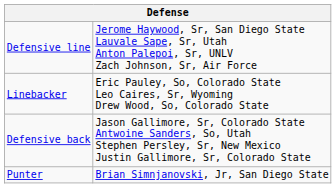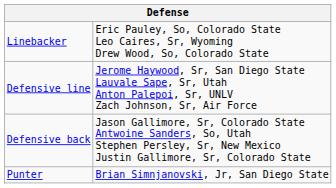rows swapped: (49, 47) <-> (37, 93)
